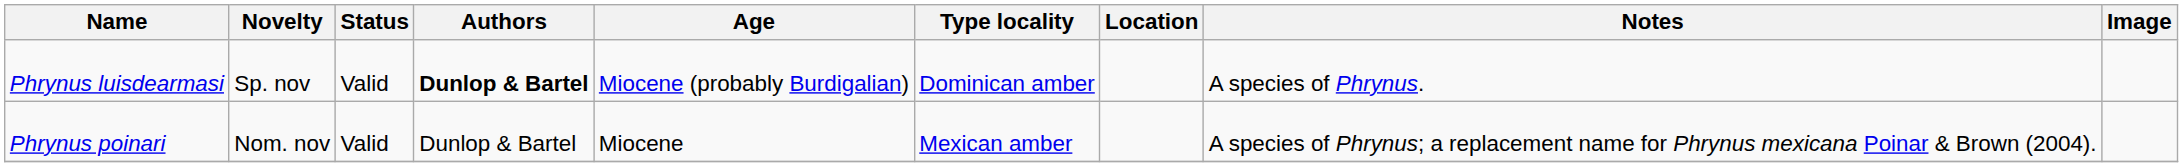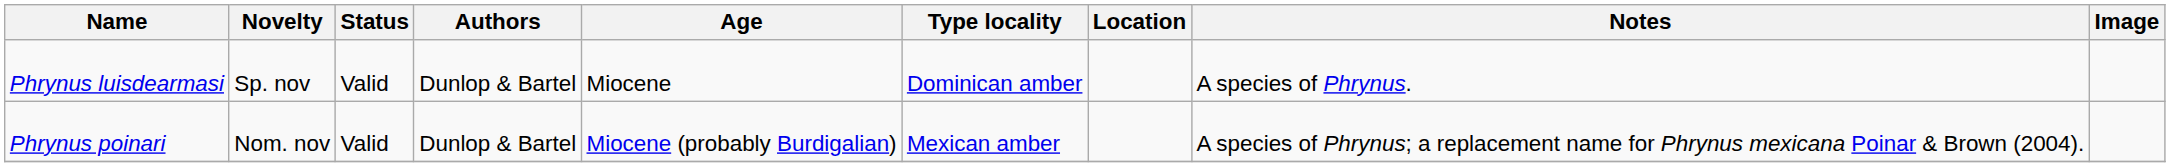(504, 82) bold -> (498, 82) normal
(754, 82) Miocene (probably Burdigalian) -> (629, 82) Miocene
(641, 143) Miocene -> (742, 143) Miocene (probably Burdigalian)
